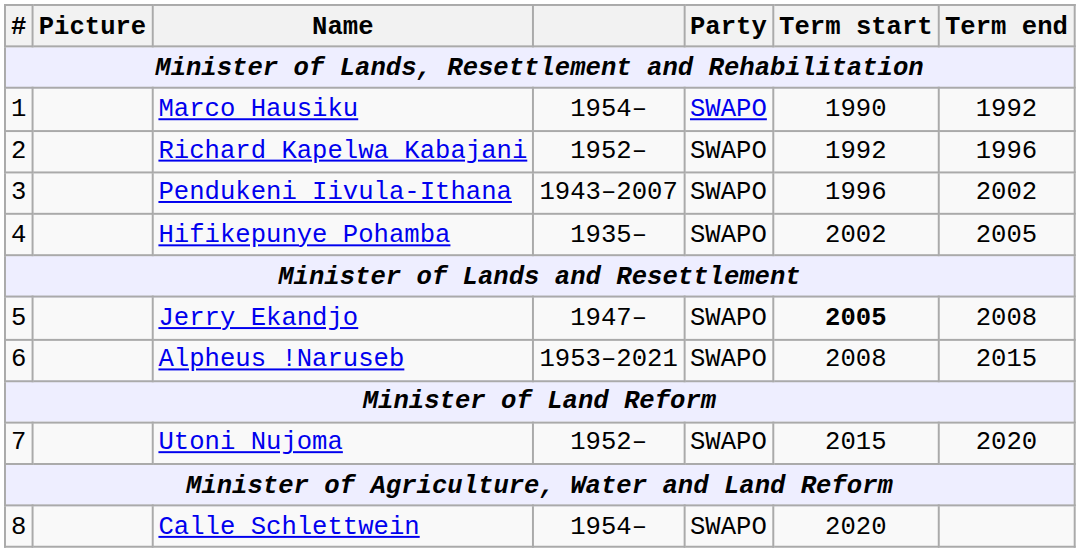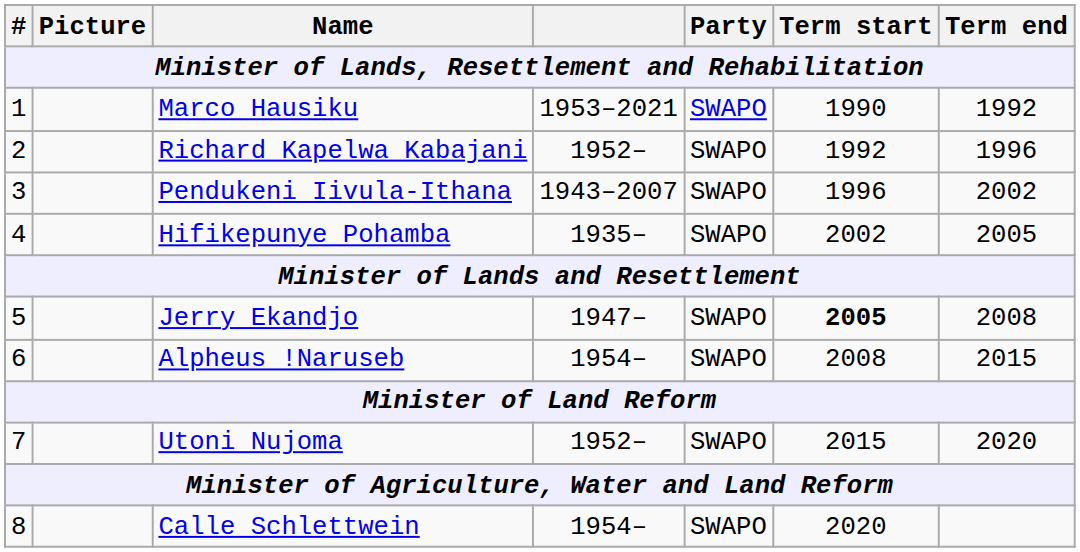(609, 109) 1954– -> (609, 109) 1953–2021
(609, 360) 1953–2021 -> (609, 360) 1954–
